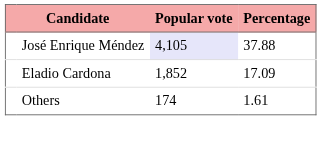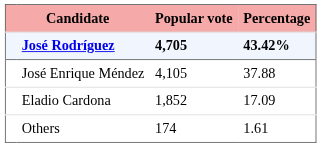+ row: (68, 45)
(171, 45) lavender background -> (171, 73) no background
